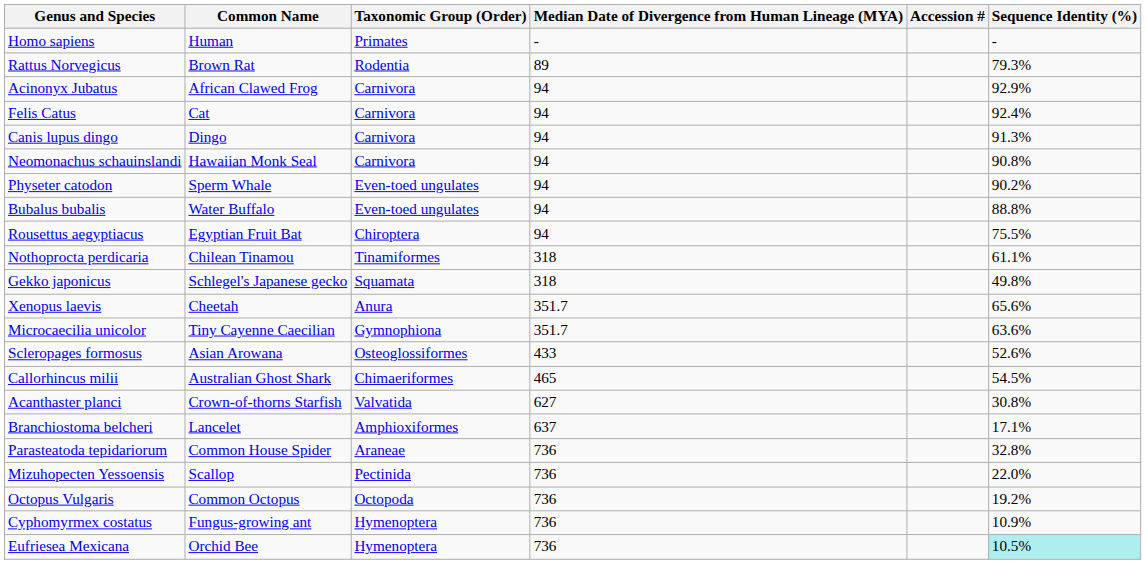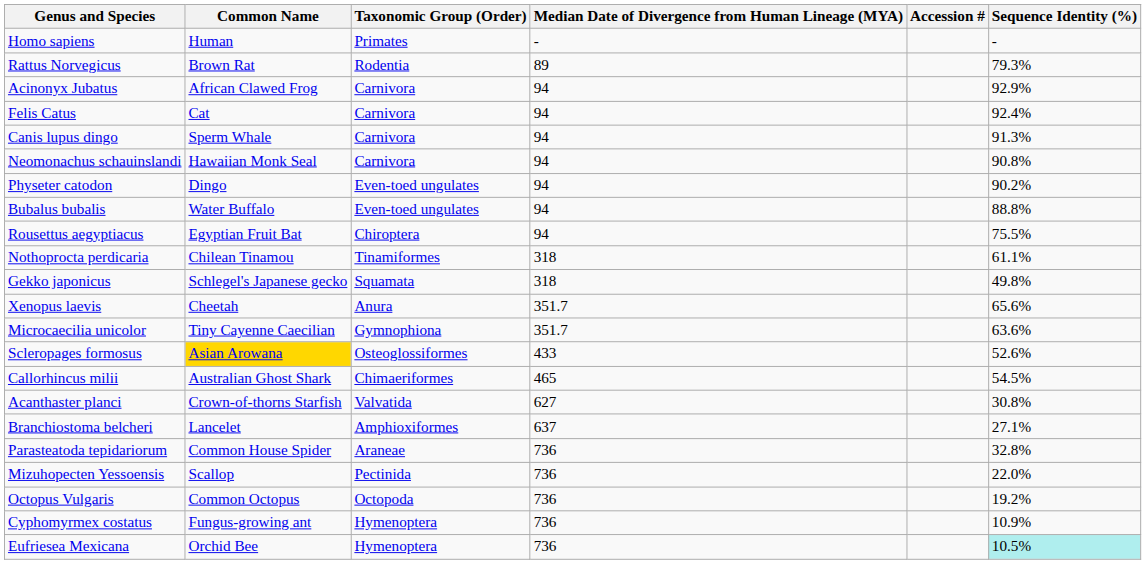(207, 137) Dingo -> (230, 137) Sperm Whale
(230, 185) Sperm Whale -> (207, 185) Dingo
(236, 354) no background -> (236, 354) gold background
(1011, 426) 17.1% -> (1011, 426) 27.1%
